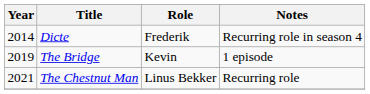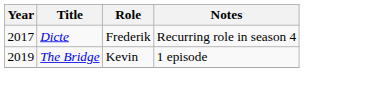(21, 36) 2014 -> (21, 36) 2017
- row: (89, 78)
